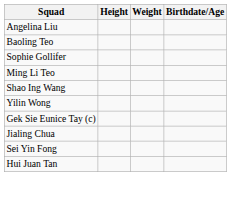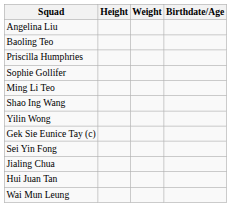+ row: (45, 57)
rows swapped: (32, 149) <-> (31, 133)
+ row: (38, 194)
